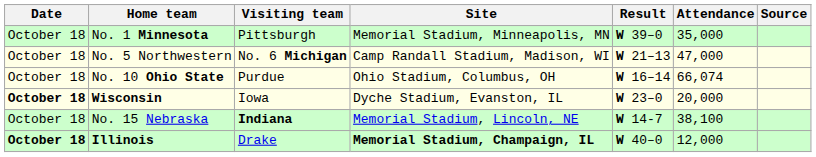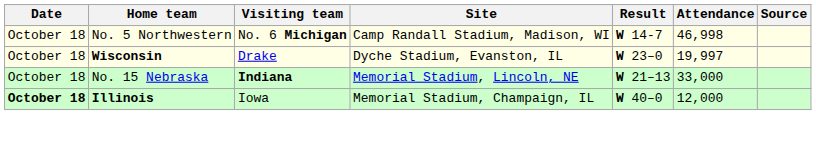- row: (150, 36)
(643, 57) W 21–13 -> (639, 36) W 14-7
(700, 57) 47,000 -> (700, 36) 46,998
- row: (158, 78)
(47, 99) bold -> (47, 57) normal
(253, 99) Iowa -> (257, 57) Drake
(700, 99) 20,000 -> (700, 57) 19,997
(639, 120) W 14-7 -> (643, 78) W 21–13
(700, 120) 38,100 -> (700, 78) 33,000
(257, 141) Drake -> (253, 99) Iowa
(474, 141) bold -> (474, 99) normal
